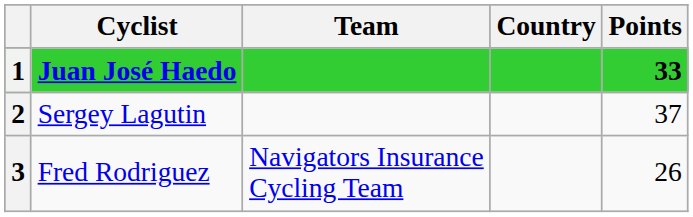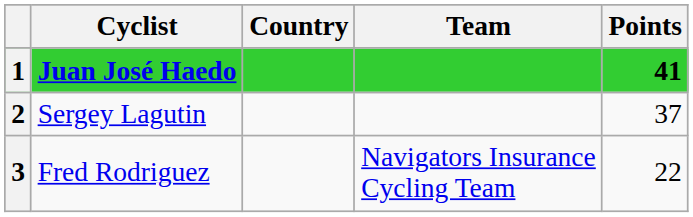columns swapped: (546, 26) <-> (366, 26)
(668, 69) 33 -> (668, 69) 41
(668, 172) 26 -> (668, 172) 22
